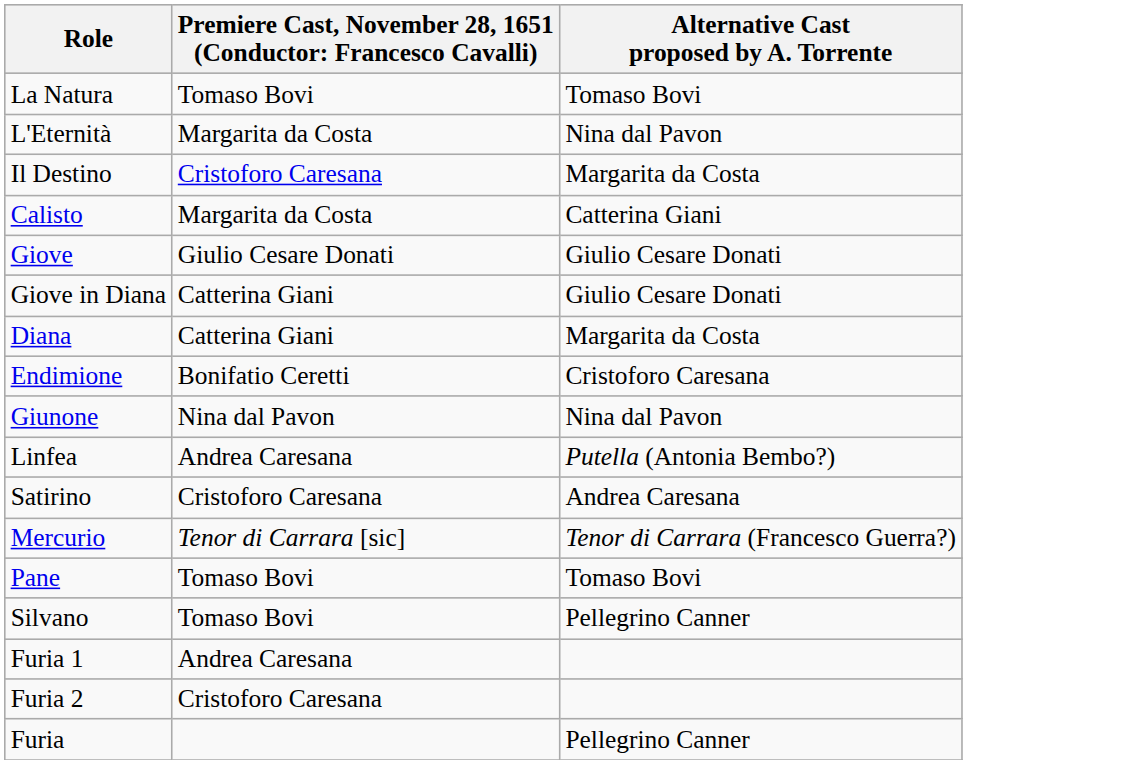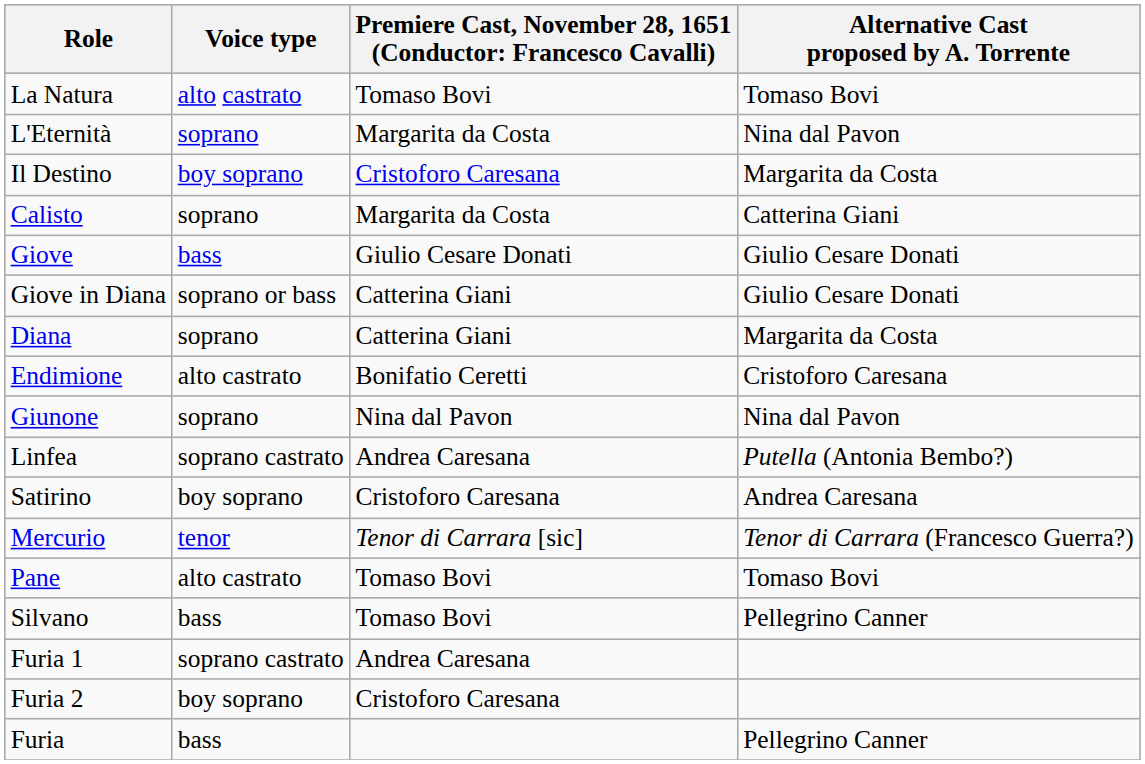+ column: (261, 38)
